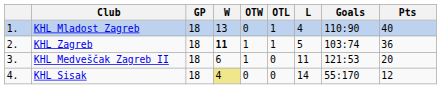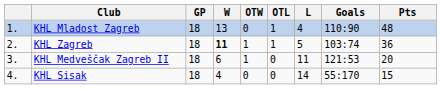(387, 28) 40 -> (387, 28) 48
(219, 76) khaki background -> (219, 76) no background
(387, 76) 12 -> (387, 76) 15
